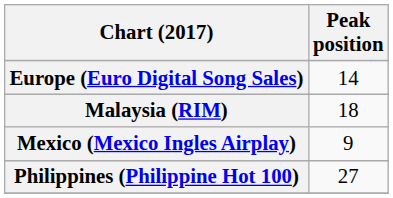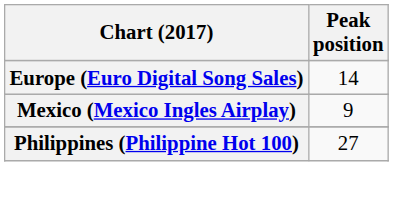- row: (156, 110)
